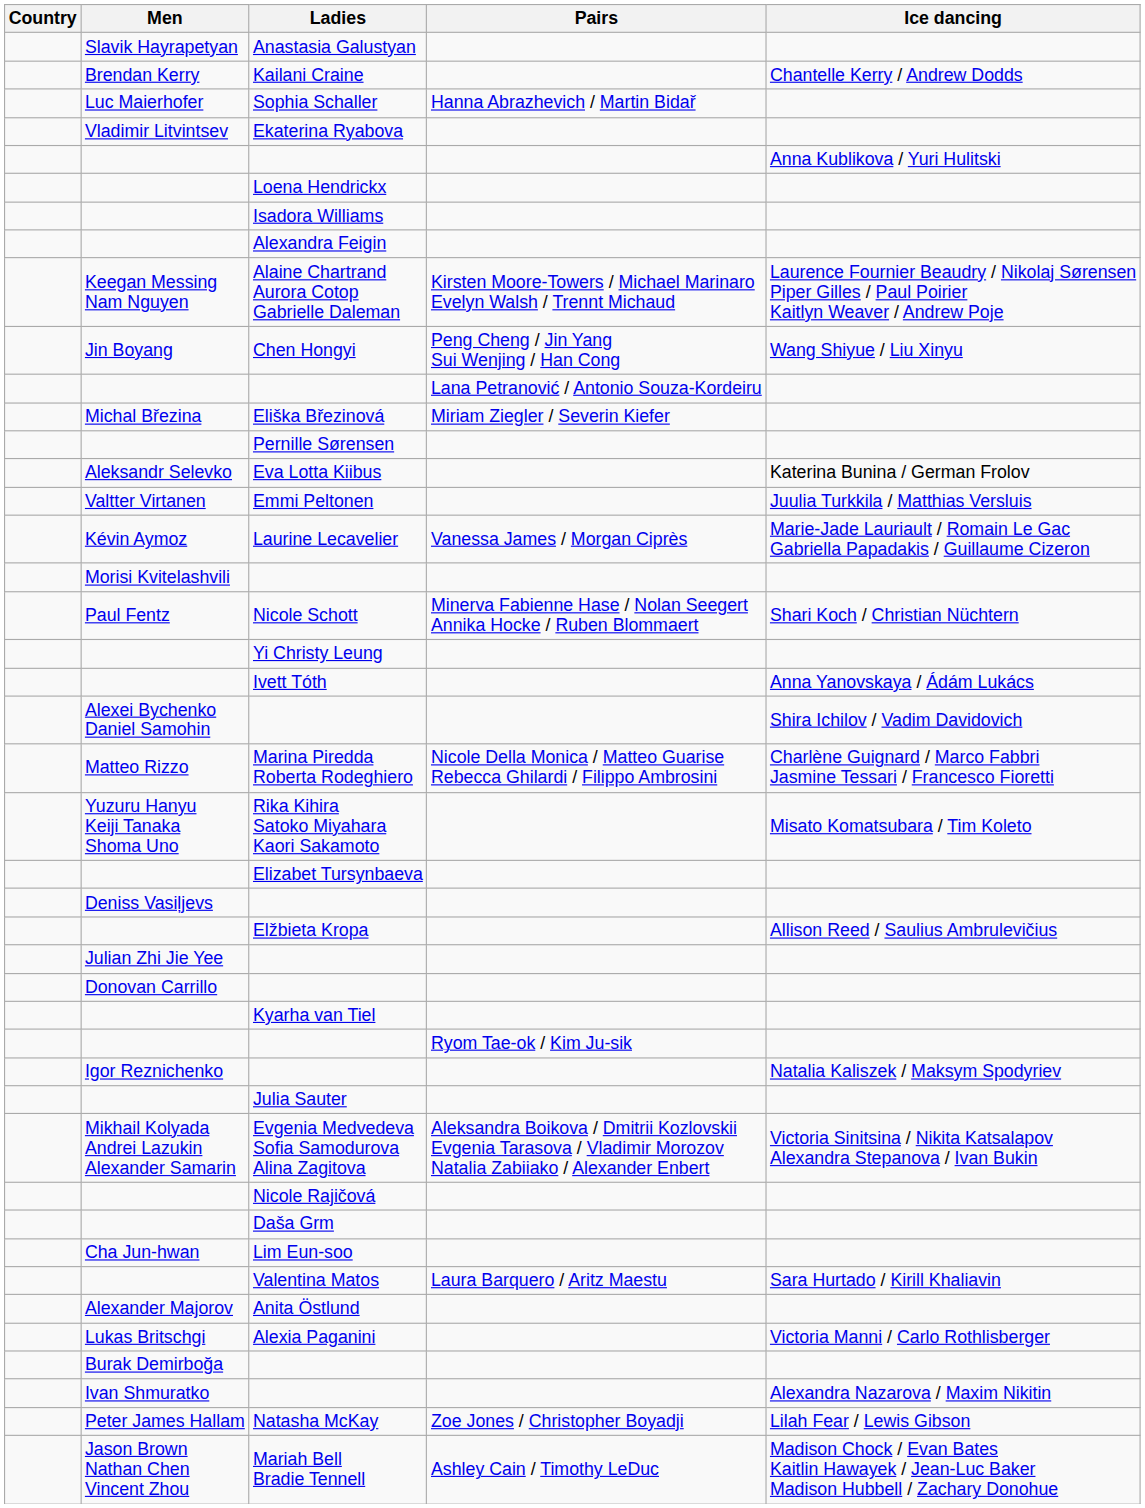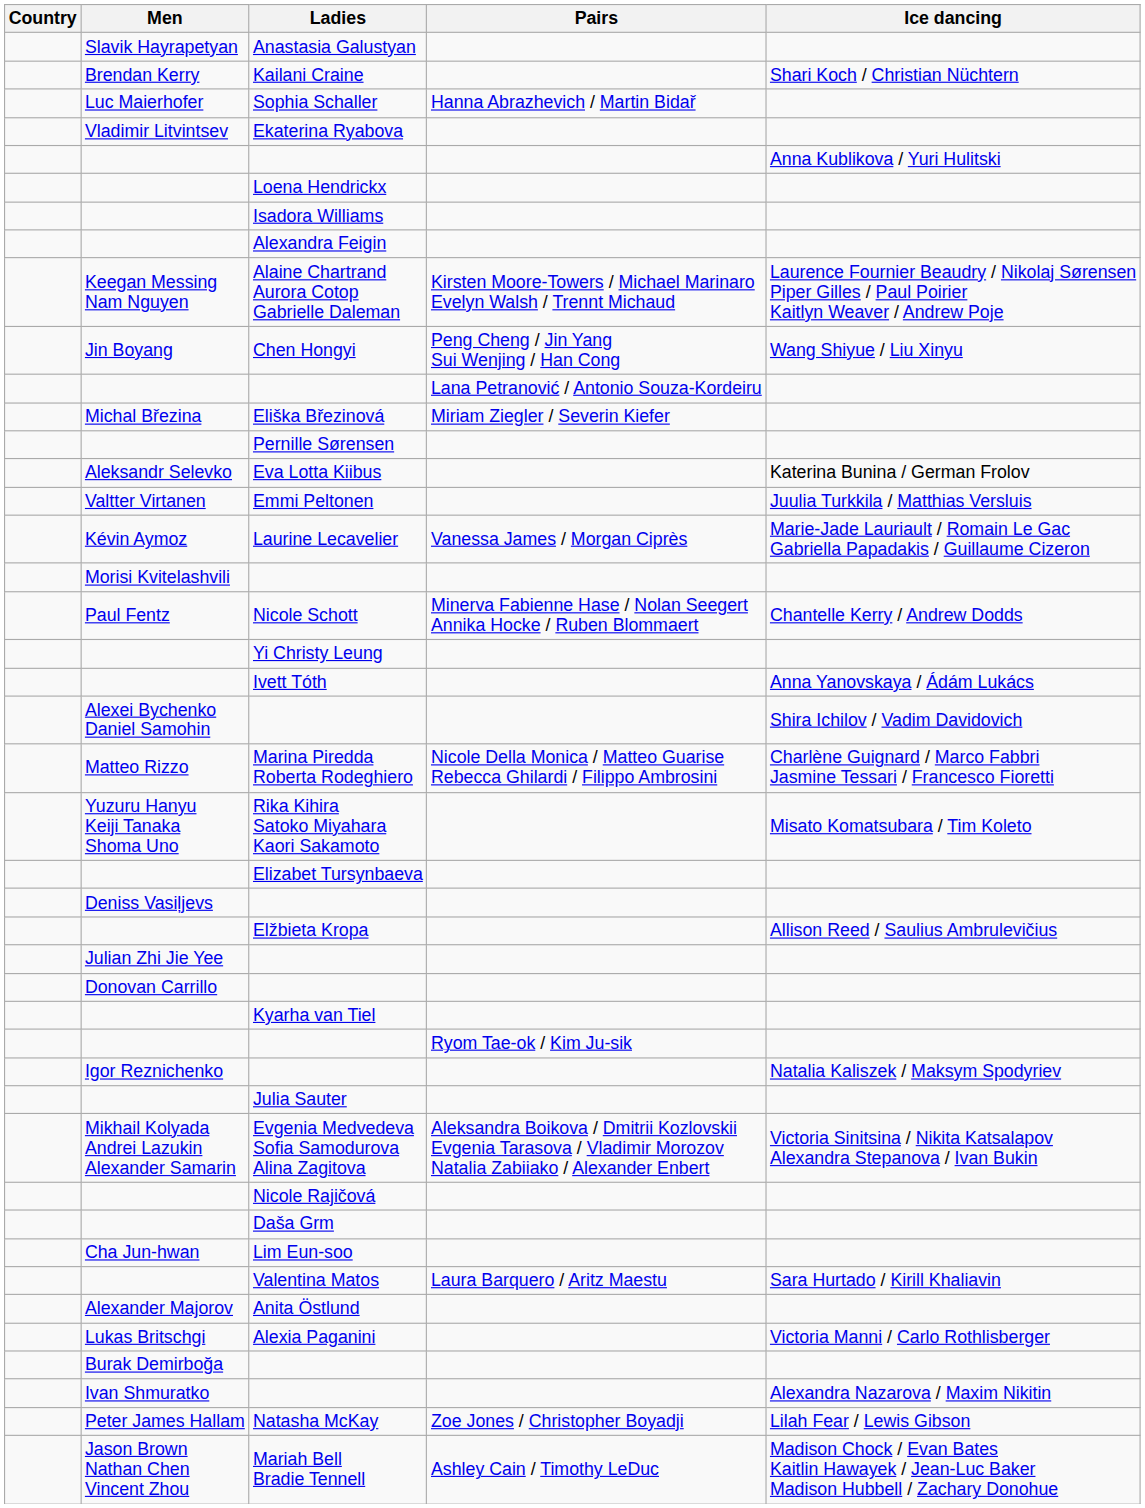(896, 74) Chantelle Kerry / Andrew Dodds -> (894, 74) Shari Koch / Christian Nüchtern
(894, 615) Shari Koch / Christian Nüchtern -> (896, 615) Chantelle Kerry / Andrew Dodds
